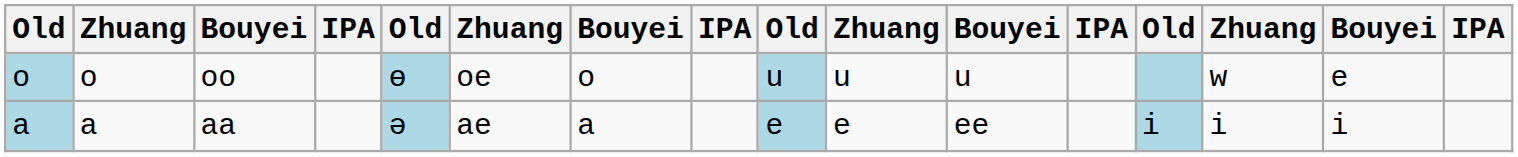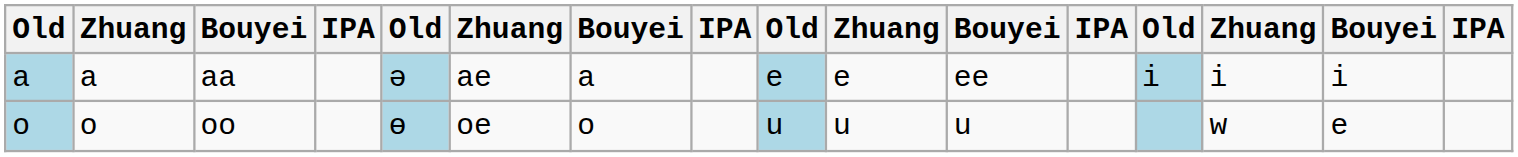rows swapped: (218, 126) <-> (218, 78)
